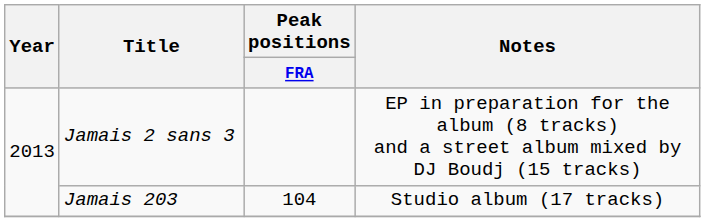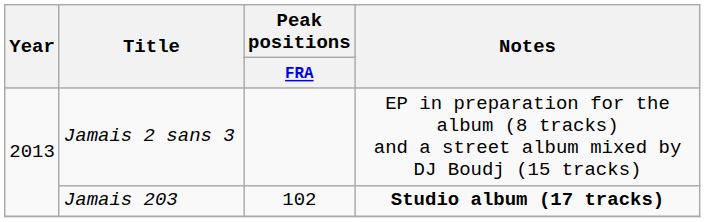(299, 201) 104 -> (299, 201) 102
(528, 201) normal -> (528, 201) bold
